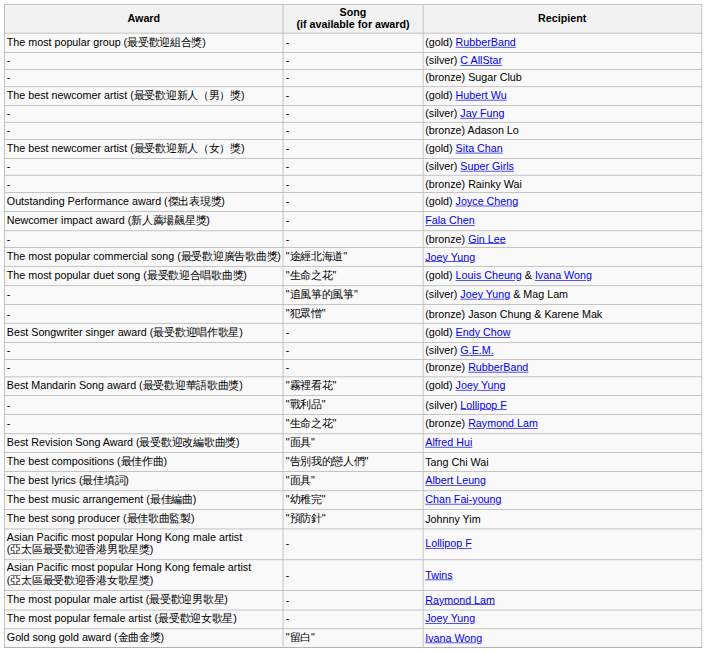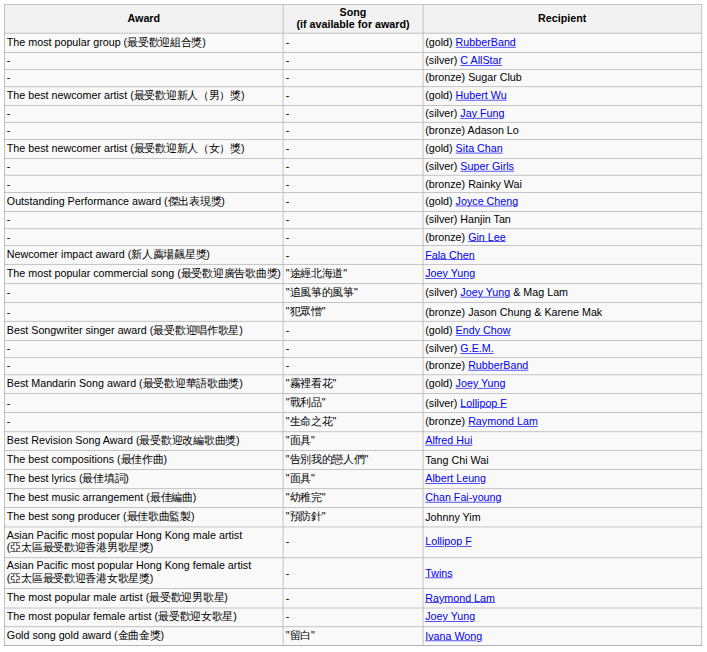+ row: (9, 220)
rows swapped: (9, 239) <-> (108, 220)
- row: (127, 275)
